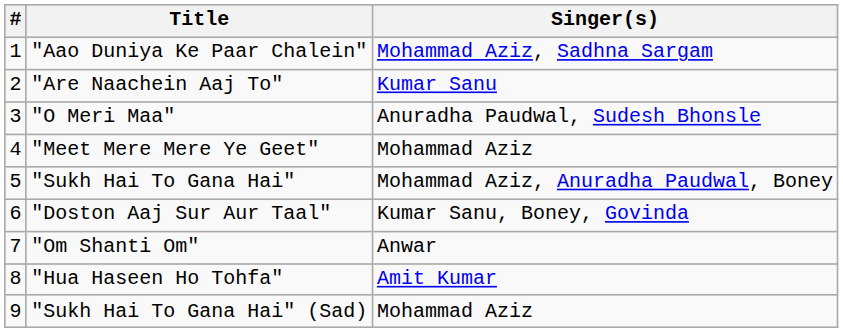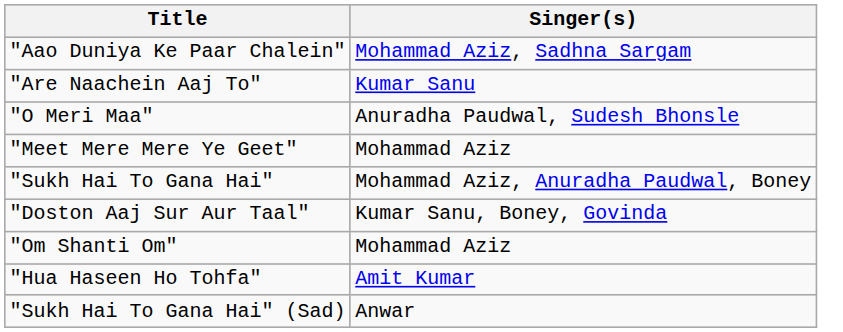- column: (16, 21)
(407, 247) Anwar -> (433, 247) Mohammad Aziz
(455, 312) Mohammad Aziz -> (385, 312) Anwar
